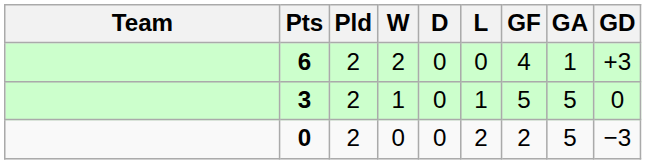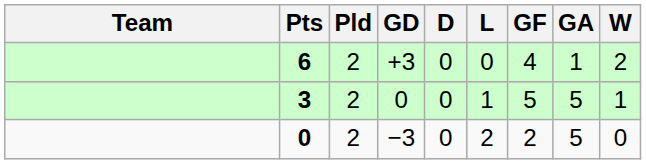columns swapped: (398, 23) <-> (617, 23)
